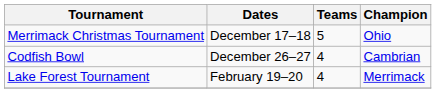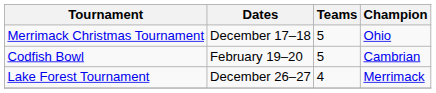(260, 56) December 26–27 -> (256, 56) February 19–20
(320, 56) 4 -> (320, 56) 5
(256, 77) February 19–20 -> (260, 77) December 26–27
